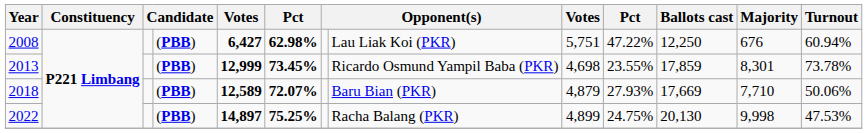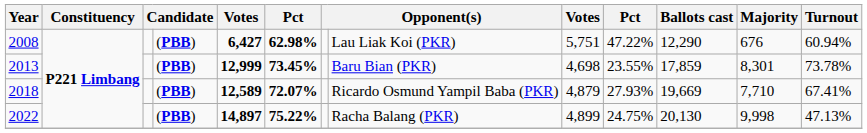(681, 41) 12,250 -> (681, 41) 12,290
(445, 66) Ricardo Osmund Yampil Baba (PKR) -> (384, 66) Baru Bian (PKR)
(384, 91) Baru Bian (PKR) -> (445, 91) Ricardo Osmund Yampil Baba (PKR)
(681, 91) 17,669 -> (681, 91) 19,669
(828, 91) 50.06% -> (828, 91) 67.41%
(293, 116) 75.25% -> (293, 116) 75.22%
(828, 116) 47.53% -> (828, 116) 47.13%
